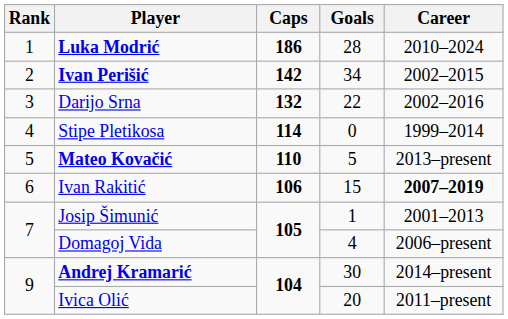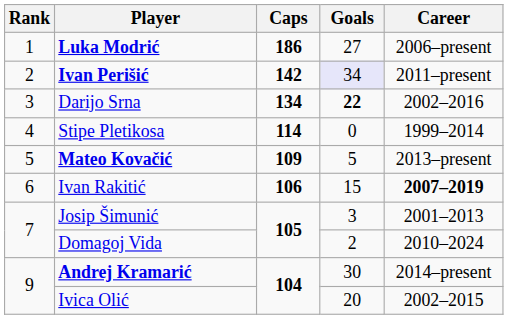(352, 46) 28 -> (352, 46) 27
(444, 46) 2010–2024 -> (444, 46) 2006–present
(352, 74) no background -> (352, 74) lavender background
(444, 74) 2002–2015 -> (444, 74) 2011–present
(288, 103) 132 -> (288, 103) 134
(352, 103) normal -> (352, 103) bold
(288, 159) 110 -> (288, 159) 109
(352, 215) 1 -> (352, 215) 3
(352, 243) 4 -> (352, 243) 2
(444, 243) 2006–present -> (444, 243) 2010–2024
(444, 300) 2011–present -> (444, 300) 2002–2015
